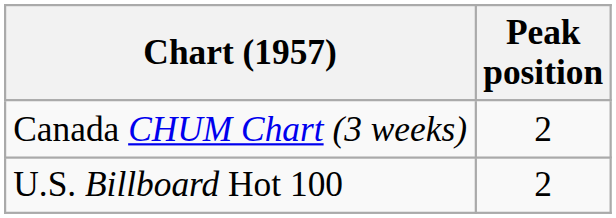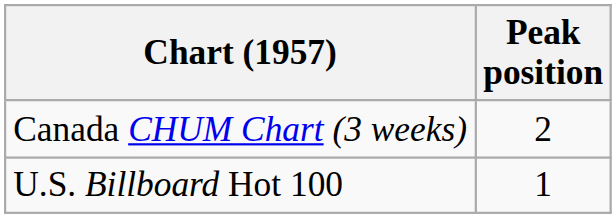(543, 184) 2 -> (543, 184) 1
